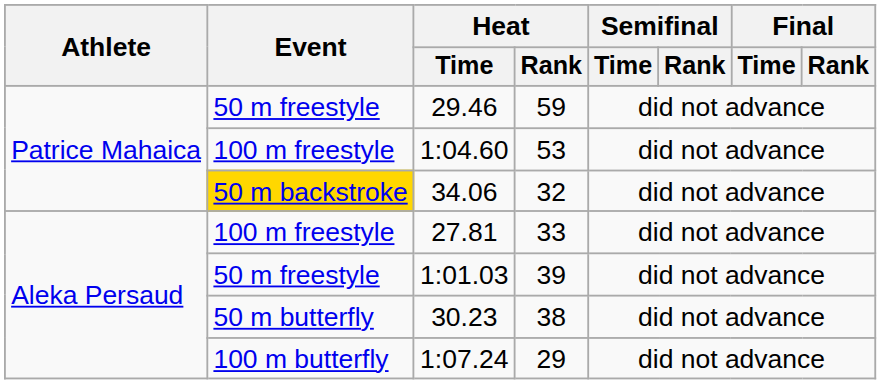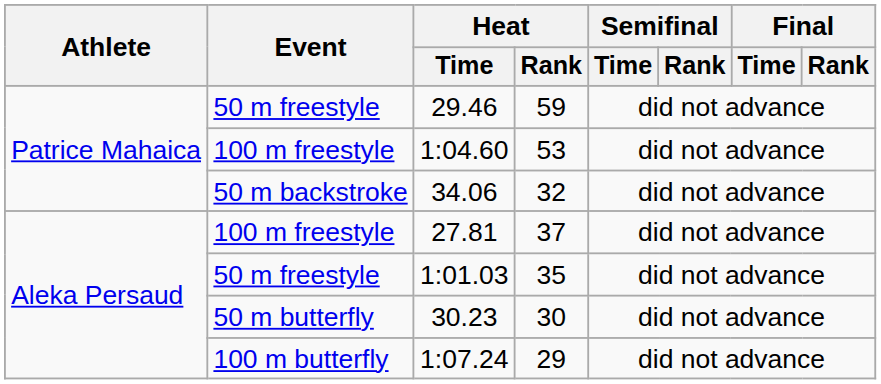(311, 191) gold background -> (311, 191) no background
(551, 233) 33 -> (551, 233) 37
(551, 275) 39 -> (551, 275) 35
(551, 317) 38 -> (551, 317) 30
